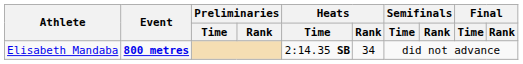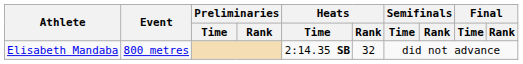(156, 50) bold -> (156, 50) normal
(368, 50) 34 -> (368, 50) 32
